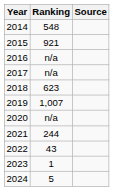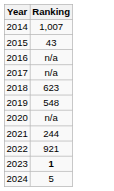- column: (91, 12)
(51, 27) 548 -> (51, 27) 1,007
(51, 42) 921 -> (51, 42) 43
(51, 103) 1,007 -> (51, 103) 548
(51, 149) 43 -> (51, 149) 921
(51, 164) normal -> (51, 164) bold
